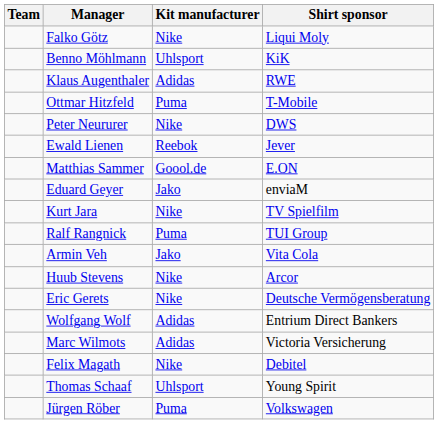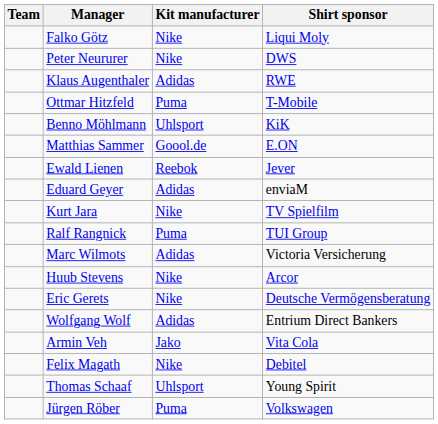rows swapped: (96, 59) <-> (87, 124)
rows swapped: (95, 168) <-> (85, 146)
(168, 189) Jako -> (175, 189) Adidas
rows swapped: (77, 255) <-> (86, 342)
